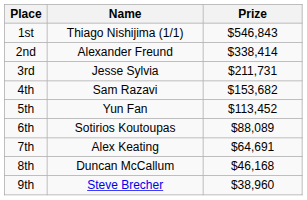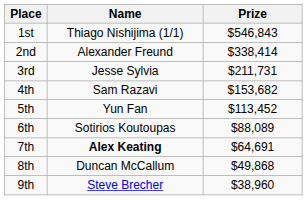(125, 147) normal -> (125, 147) bold
(253, 166) $46,168 -> (253, 166) $49,868
